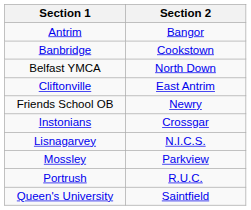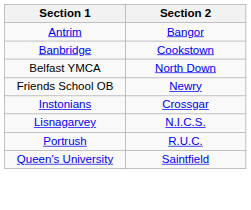- row: (65, 86)
- row: (65, 159)
